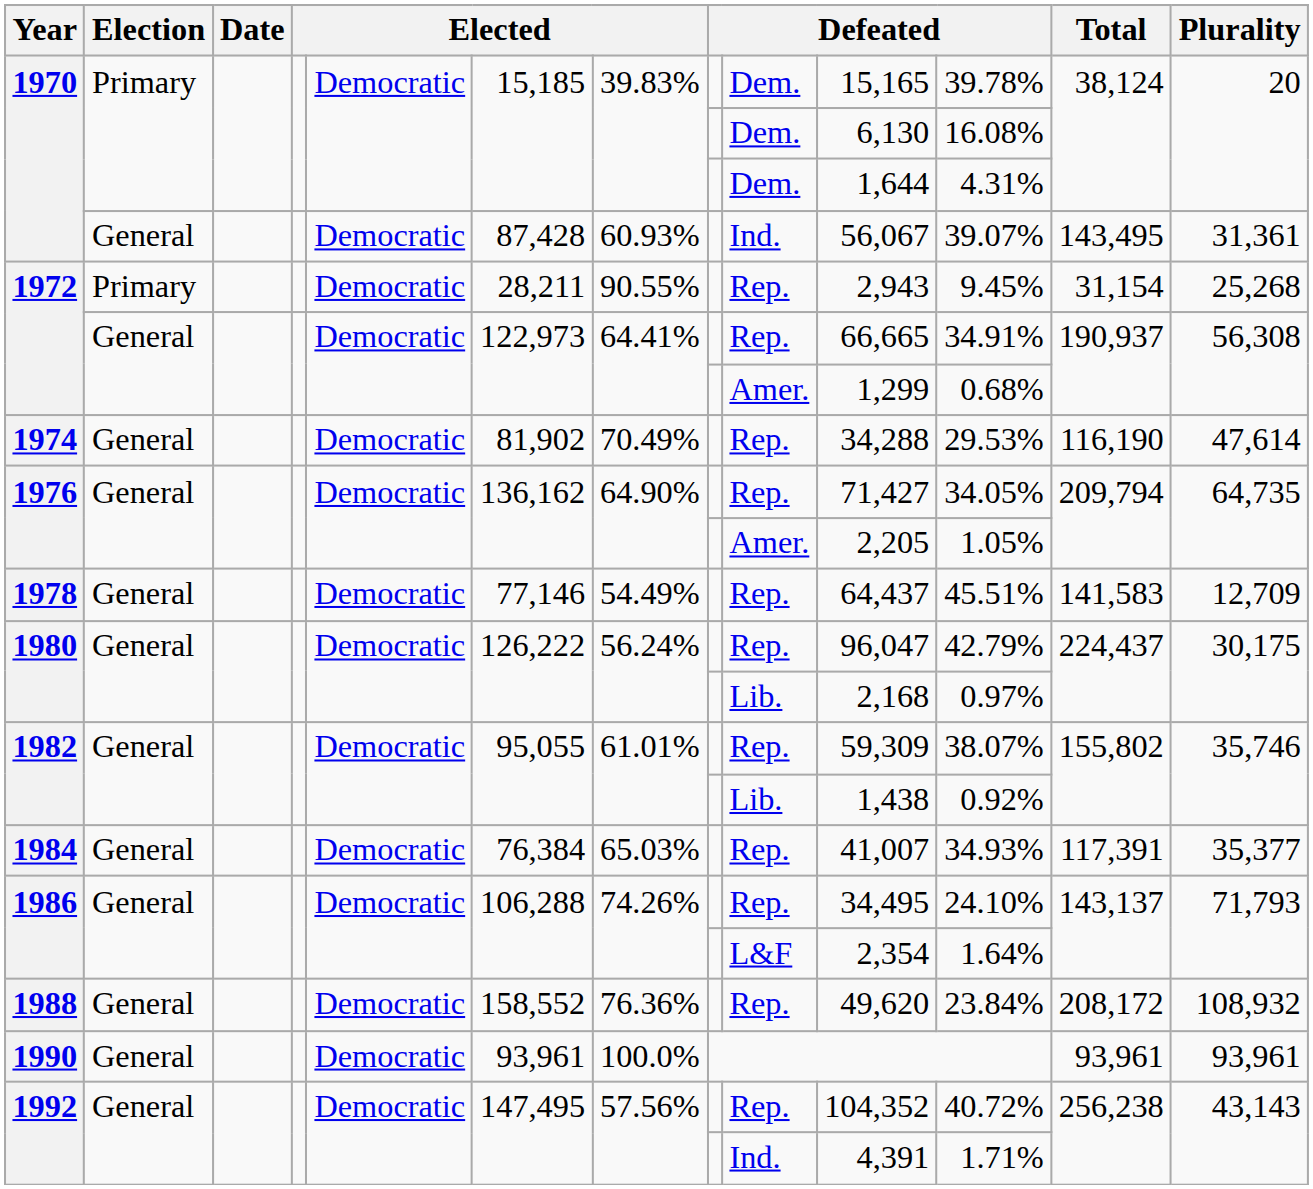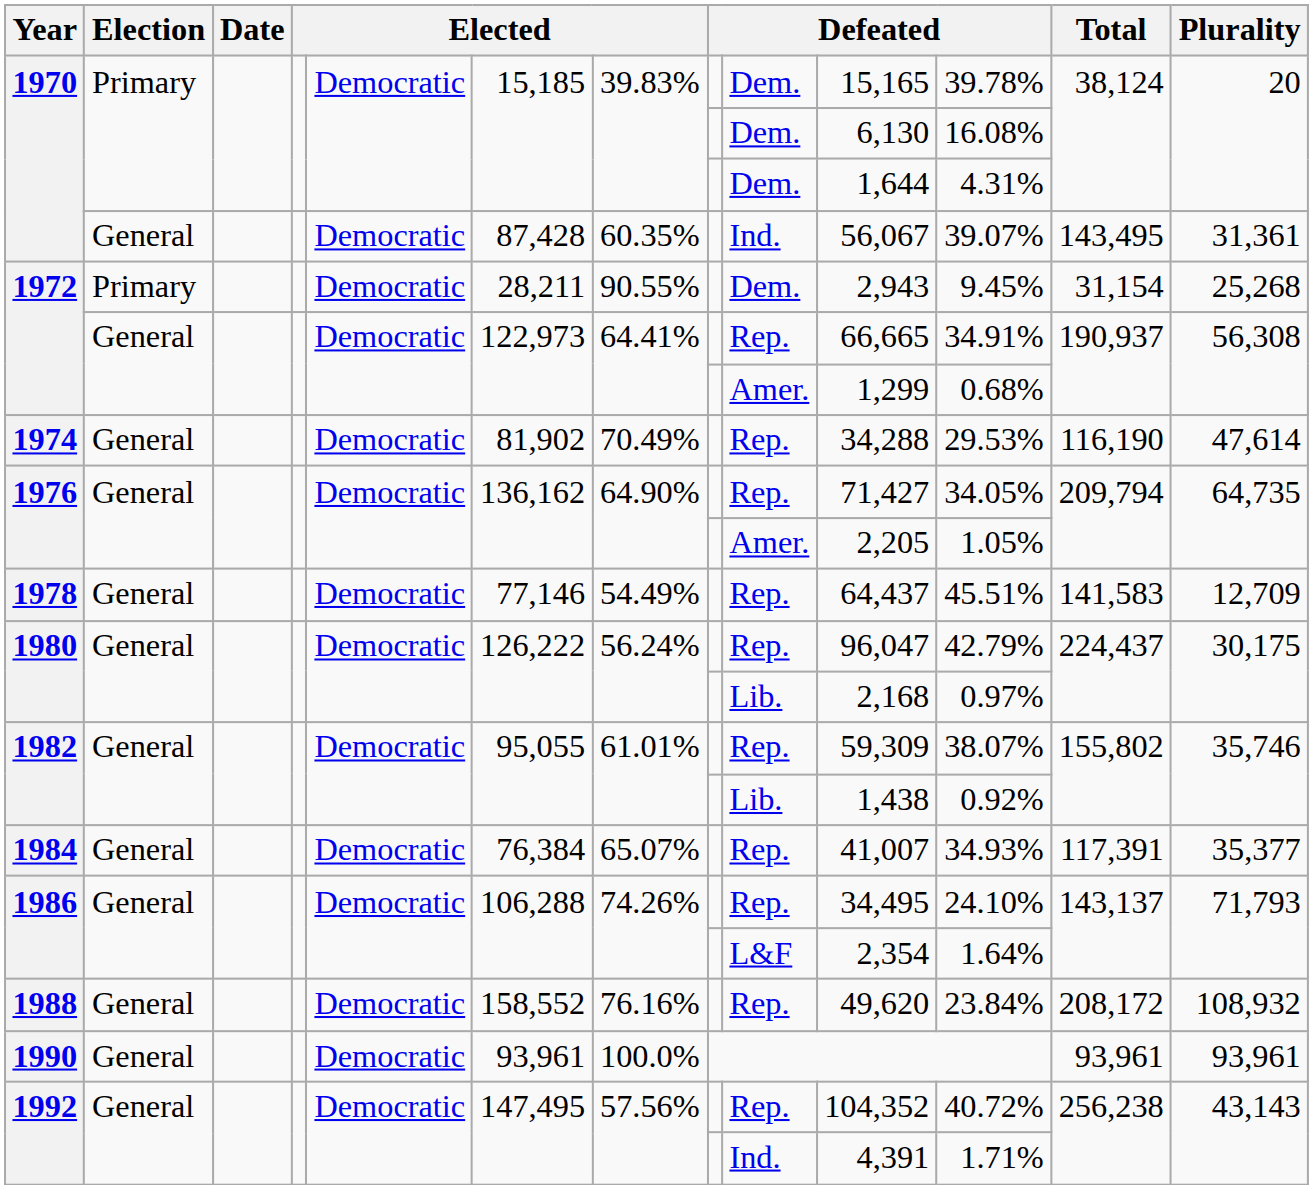(650, 235) 60.93% -> (650, 235) 60.35%
(760, 286) Rep. -> (765, 286) Dem.
(650, 850) 65.03% -> (650, 850) 65.07%
(650, 1004) 76.36% -> (650, 1004) 76.16%
